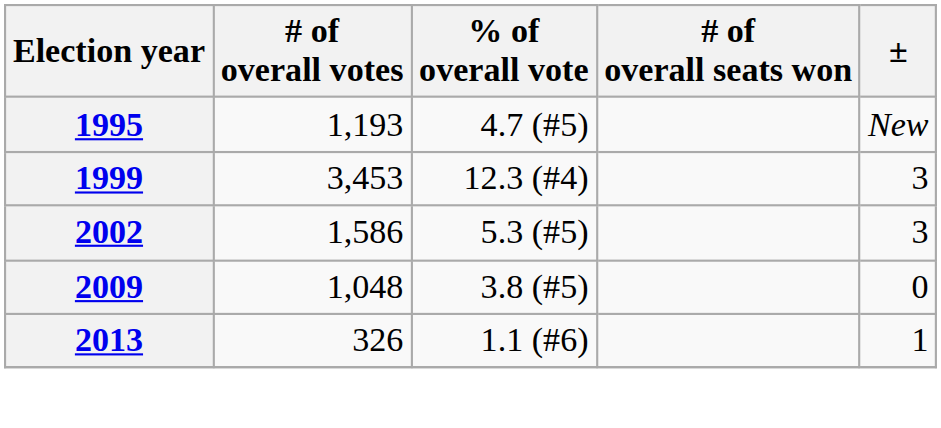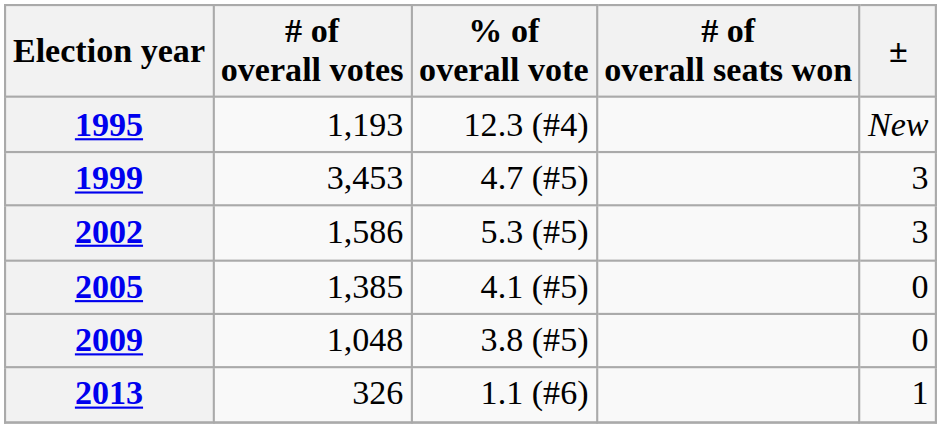(535, 123) 4.7 (#5) -> (526, 123) 12.3 (#4)
(526, 177) 12.3 (#4) -> (535, 177) 4.7 (#5)
+ row: (109, 286)
